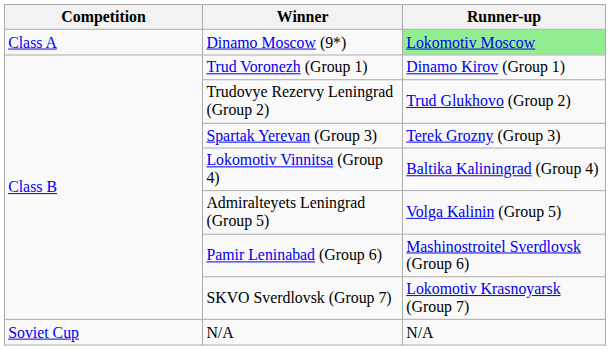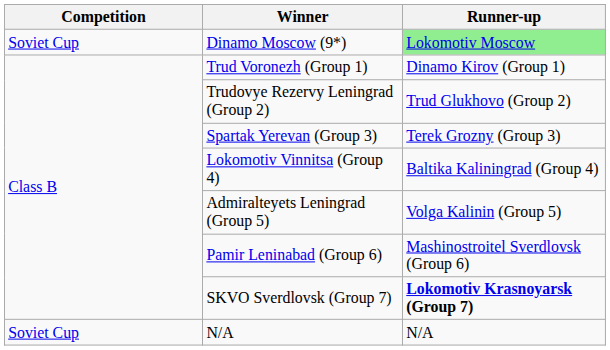(33, 42) Class A -> (44, 42) Soviet Cup
(483, 298) normal -> (489, 298) bold
